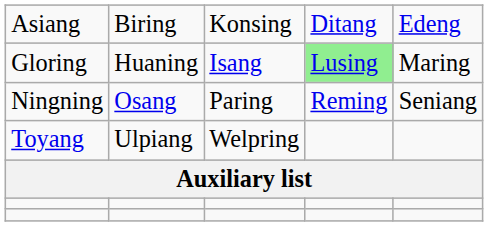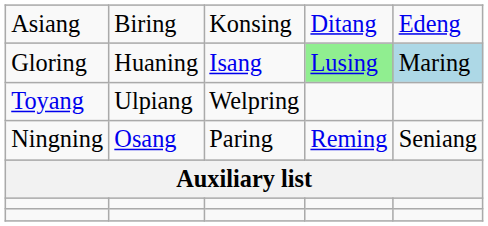(434, 62) no background -> (434, 62) lightblue background
rows swapped: (57, 101) <-> (48, 139)
